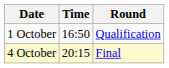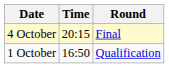rows swapped: (32, 33) <-> (32, 53)
